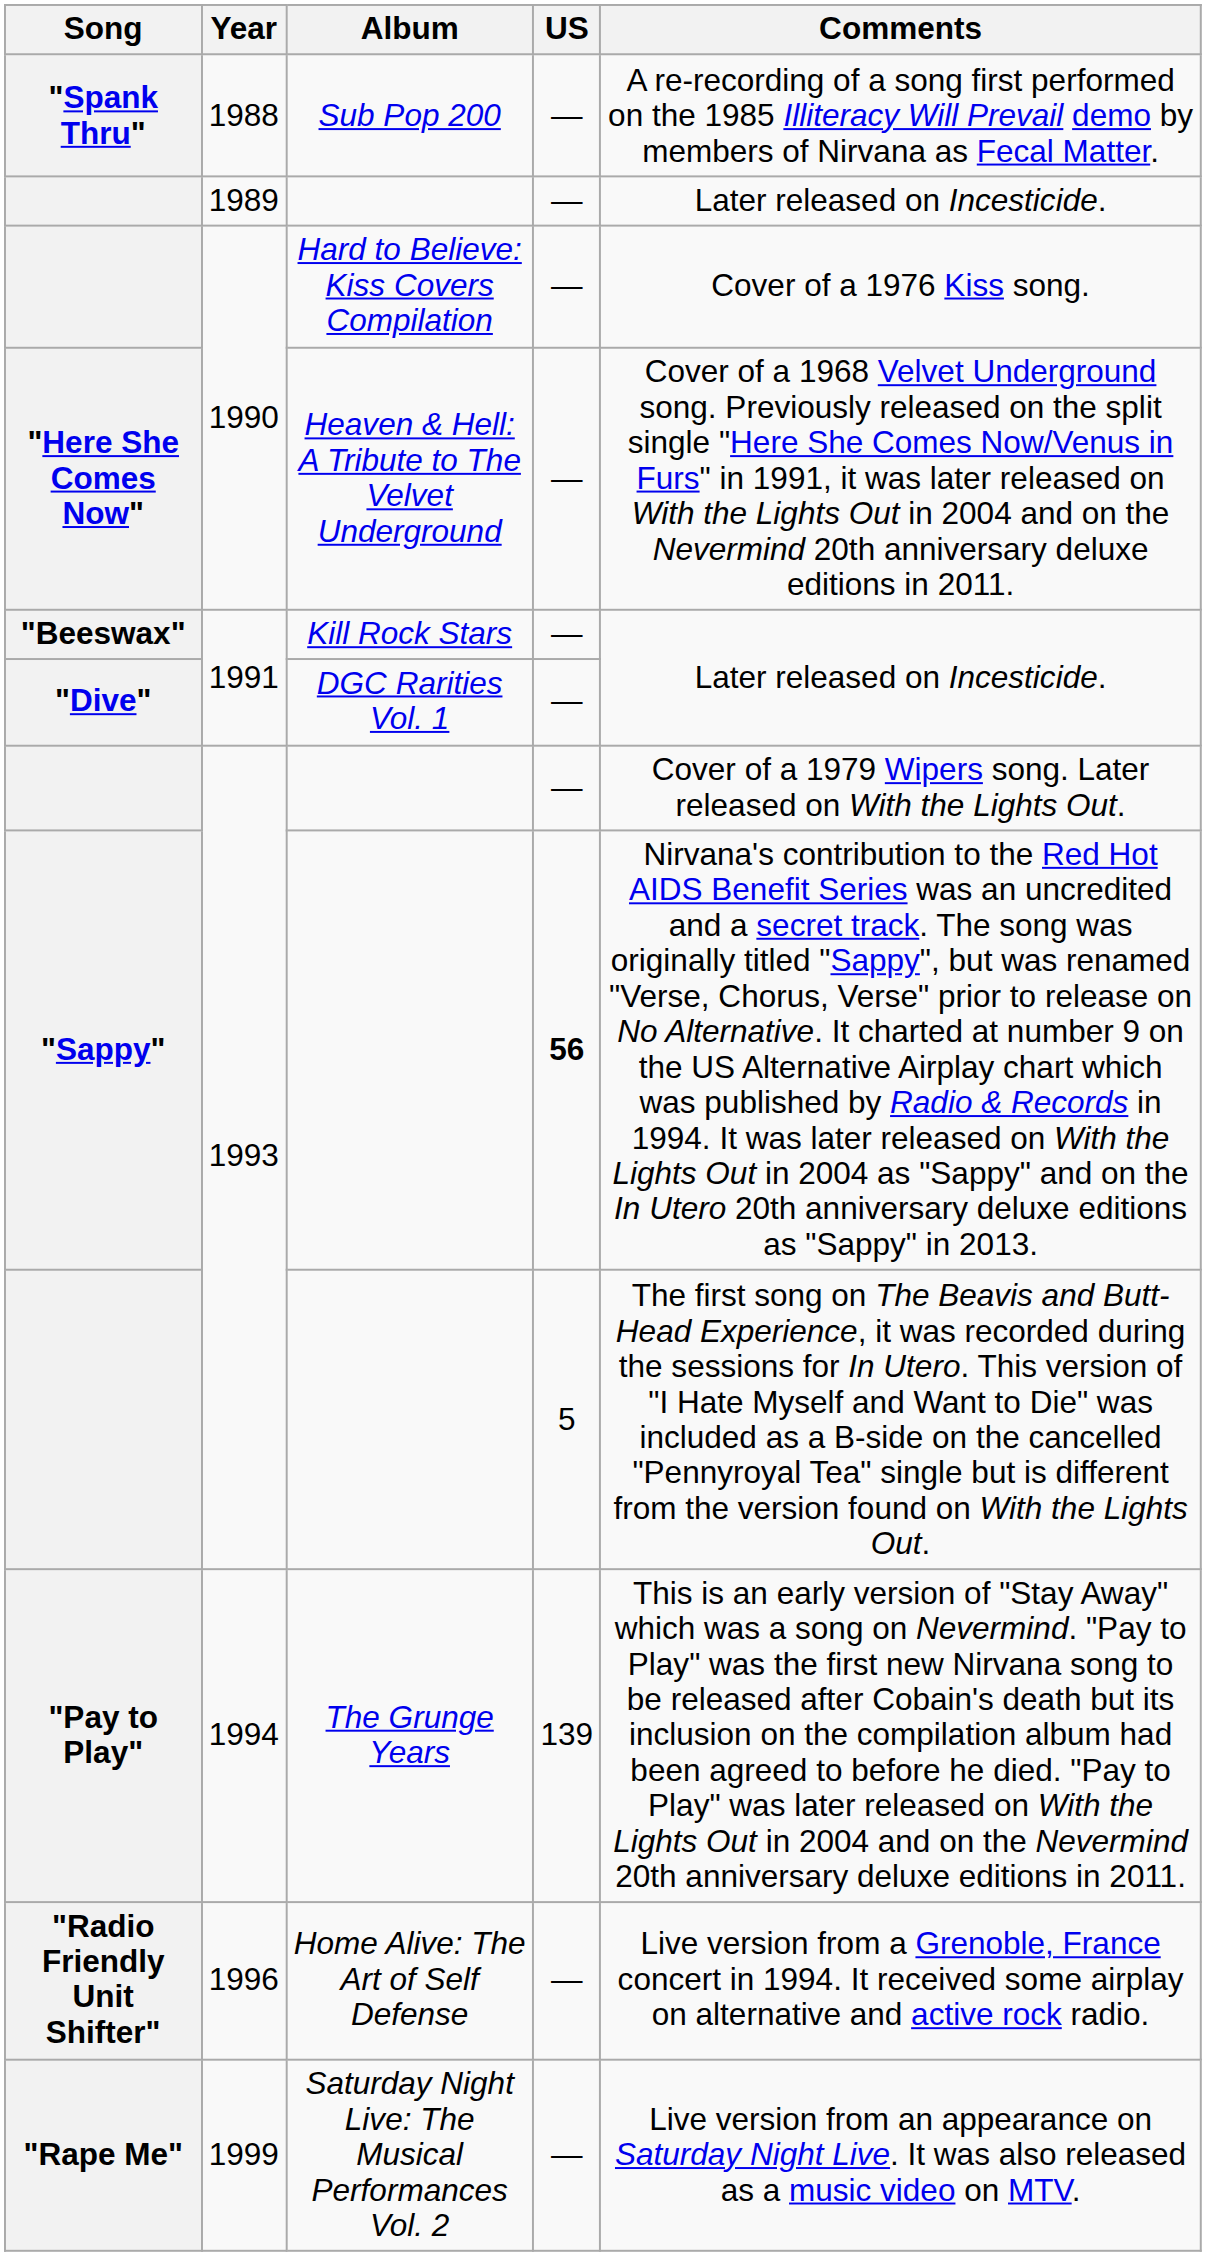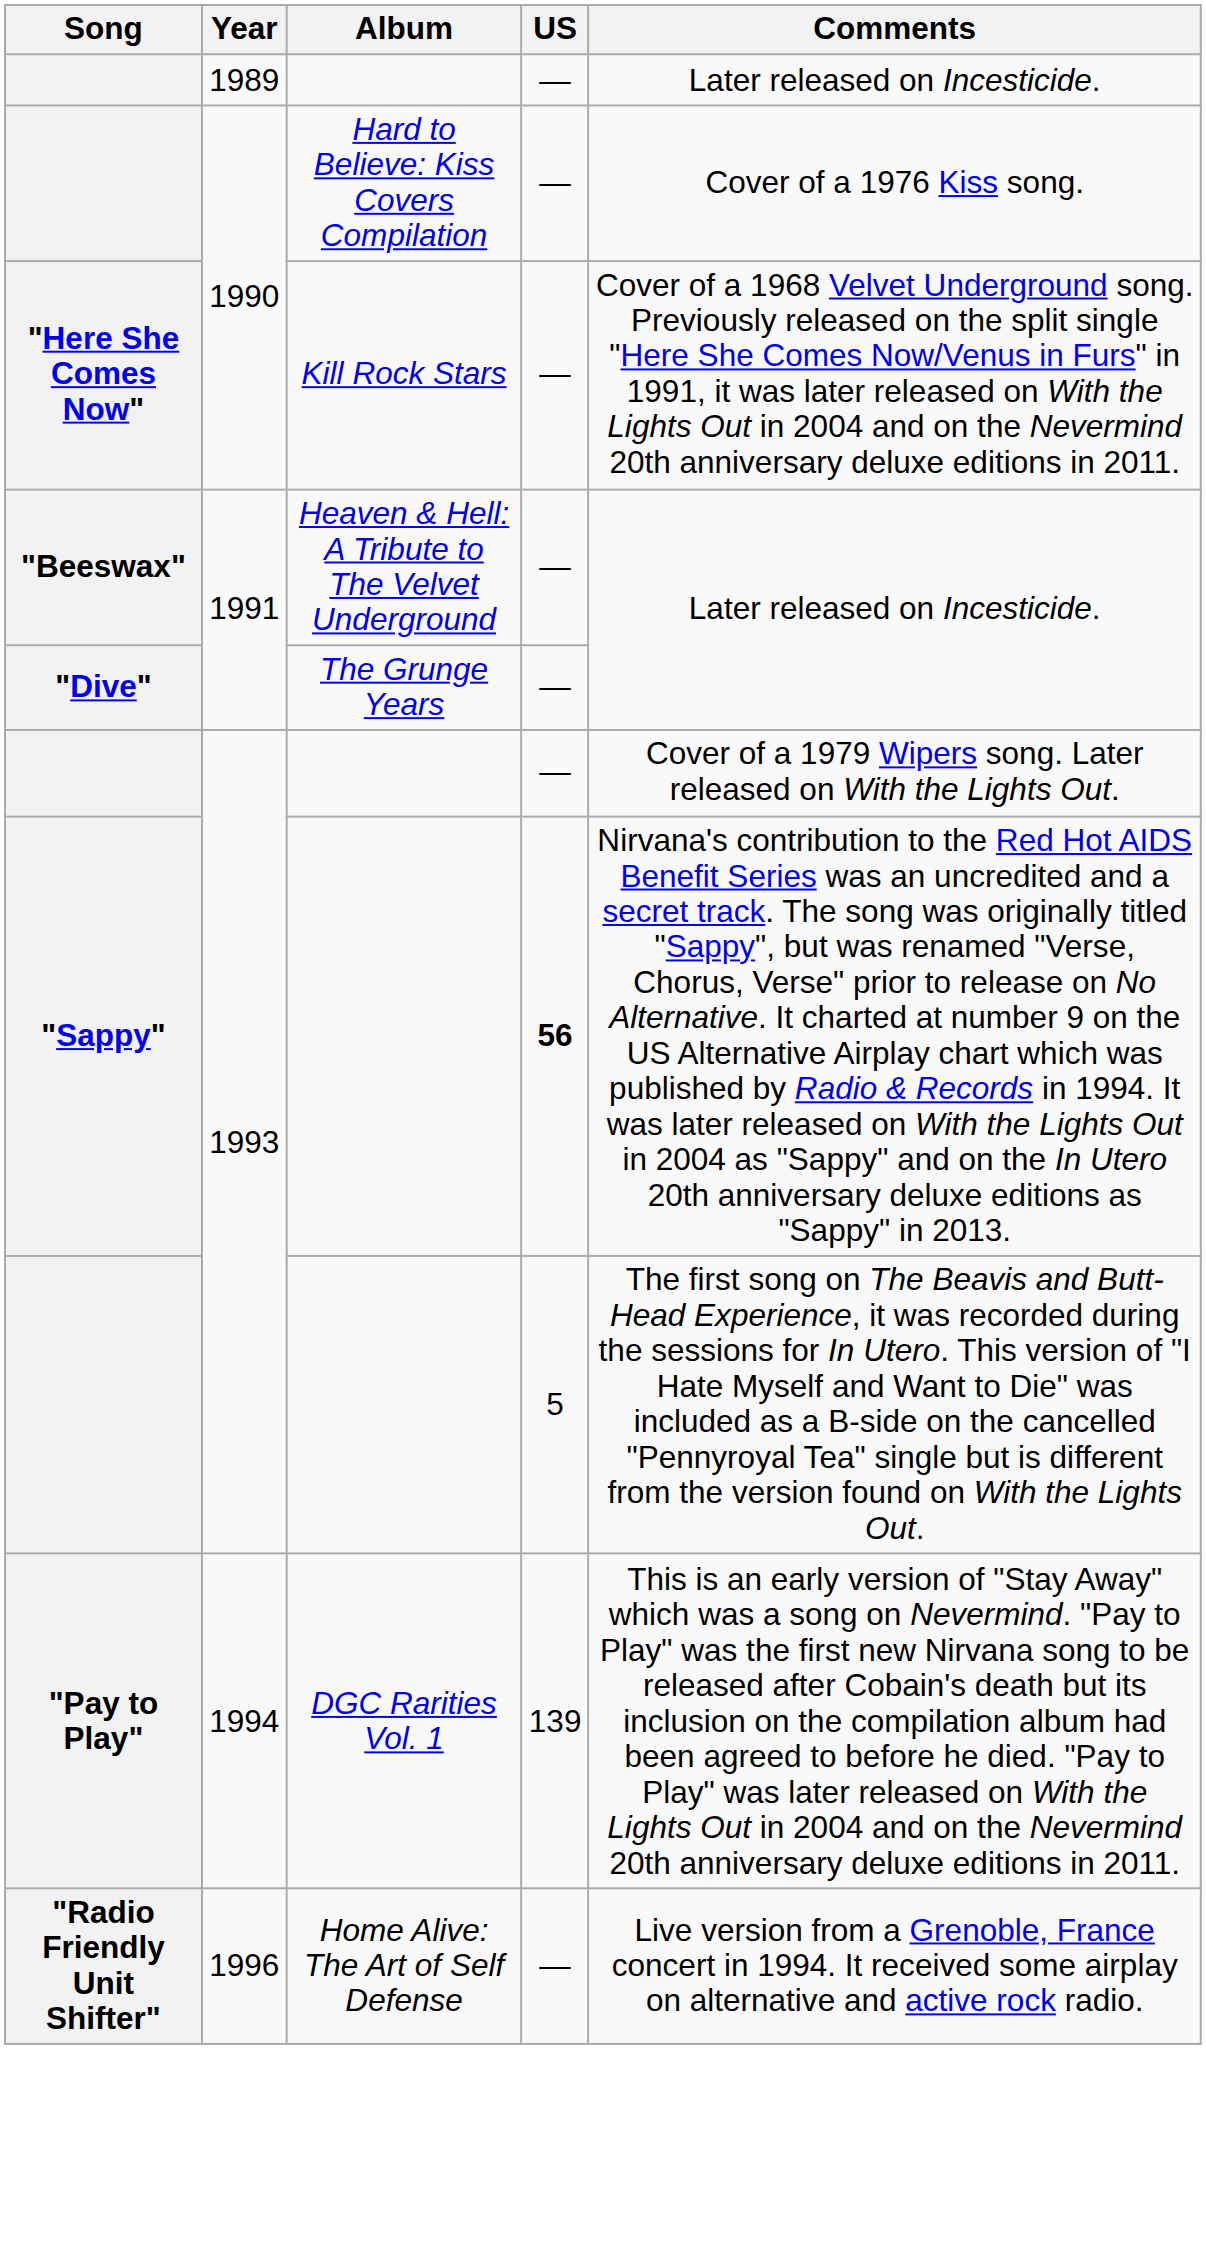- row: (103, 114)
(410, 477) Heaven & Hell: A Tribute to The Velvet Underground -> (404, 374) Kill Rock Stars
(410, 634) Kill Rock Stars -> (404, 566) Heaven & Hell: A Tribute to The Velvet Underground
(410, 701) DGC Rarities Vol. 1 -> (404, 687) The Grunge Years
(410, 1735) The Grunge Years -> (404, 1720) DGC Rarities Vol. 1
- row: (103, 2154)
